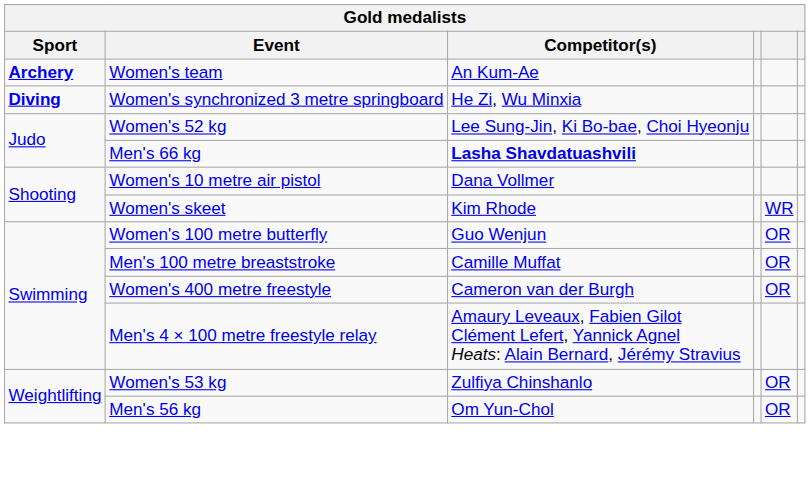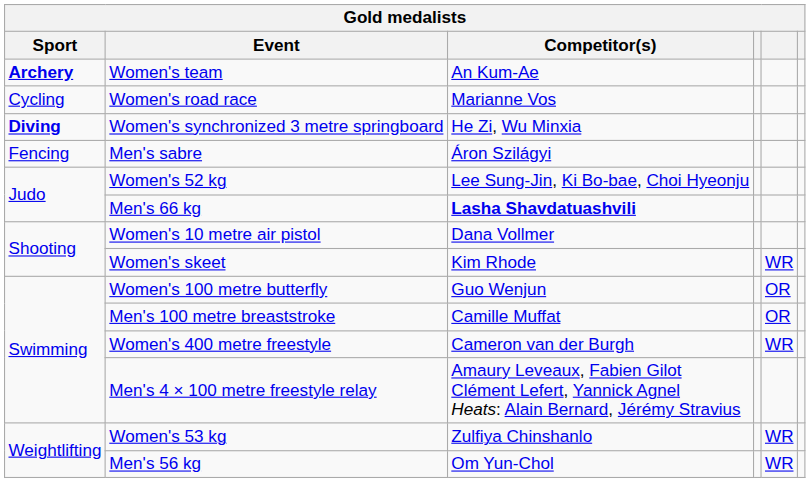+ row: (183, 99)
+ row: (156, 153)
(778, 289) OR -> (779, 343) WR
(778, 382) OR -> (779, 436) WR
(778, 409) OR -> (779, 463) WR
